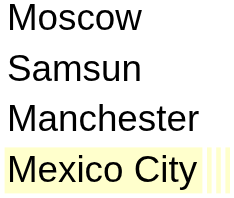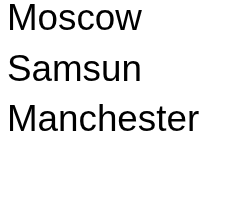- row: (102, 169)
